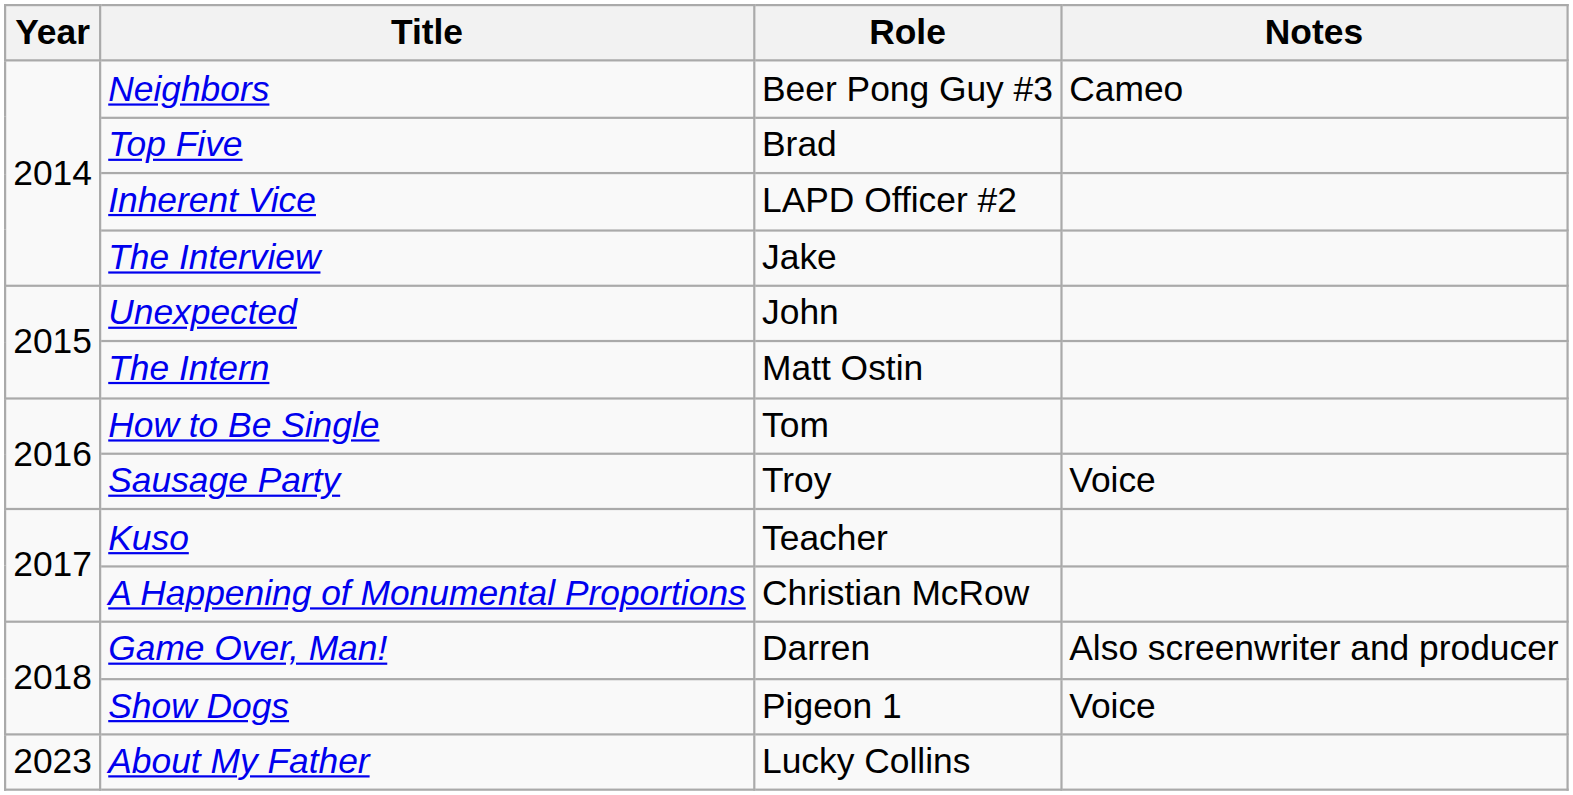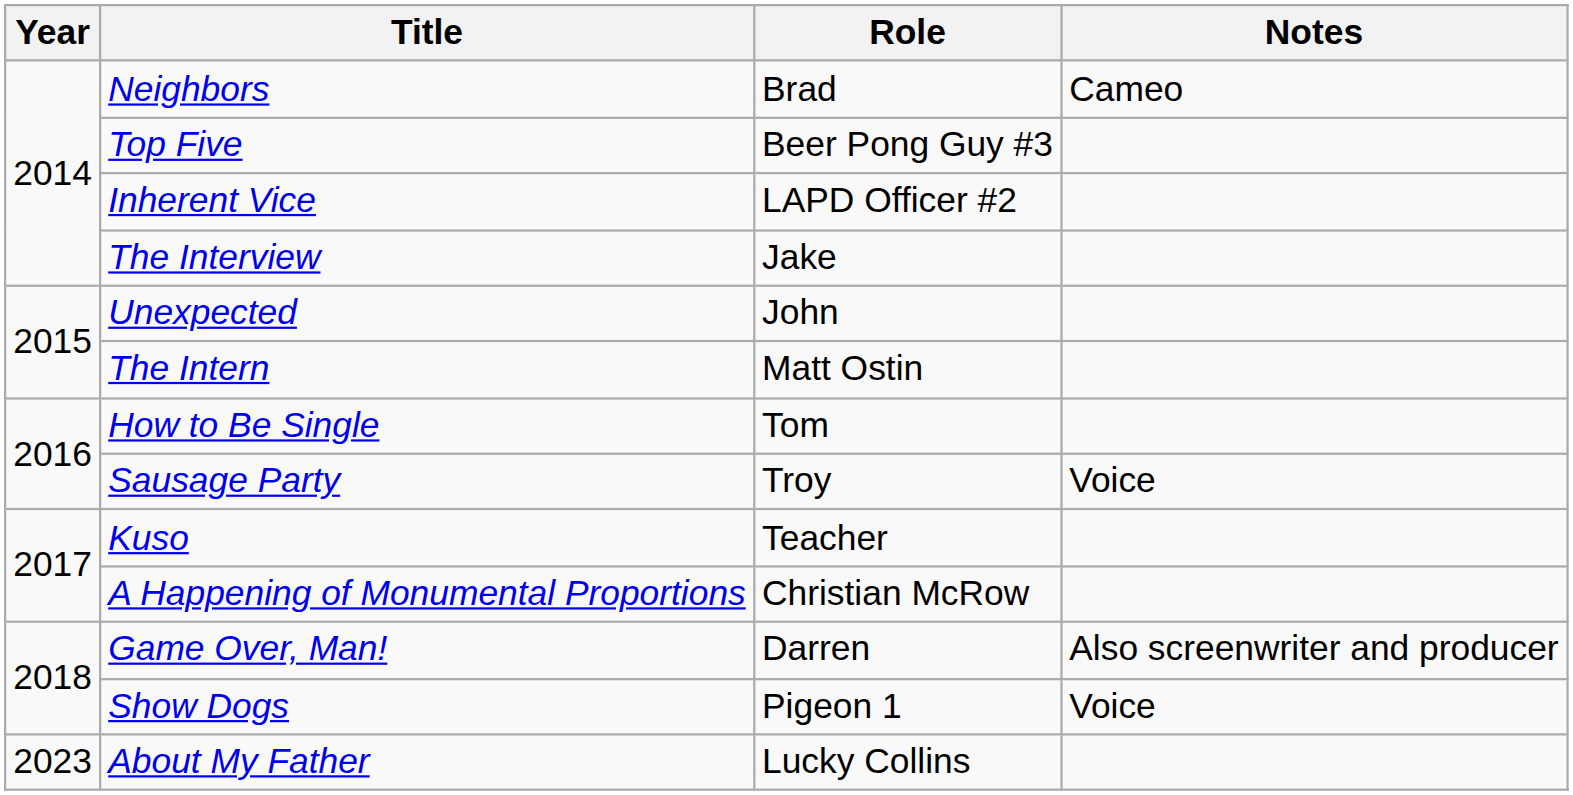(907, 88) Beer Pong Guy #3 -> (799, 88) Brad
(799, 144) Brad -> (907, 144) Beer Pong Guy #3
